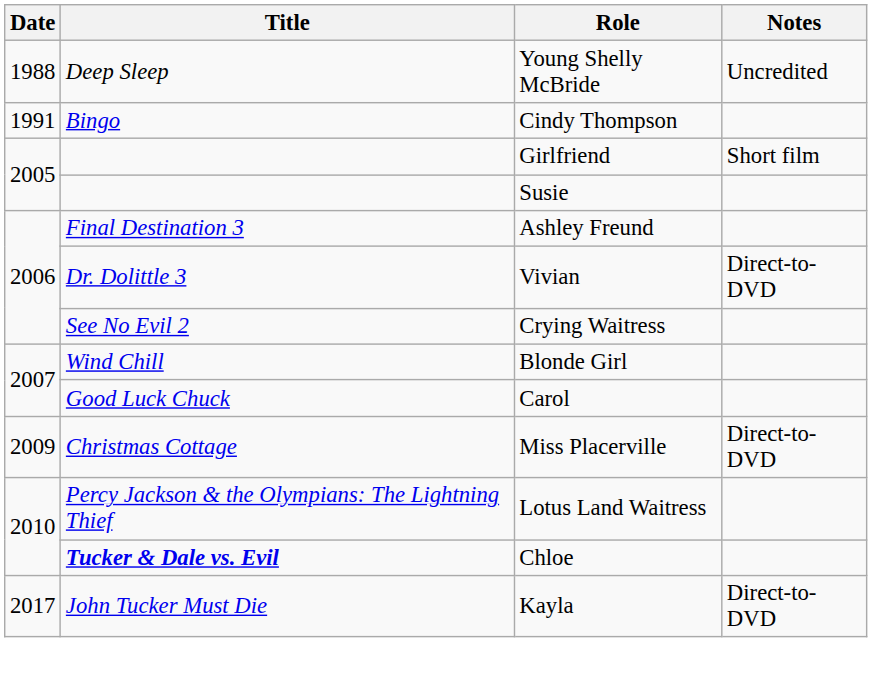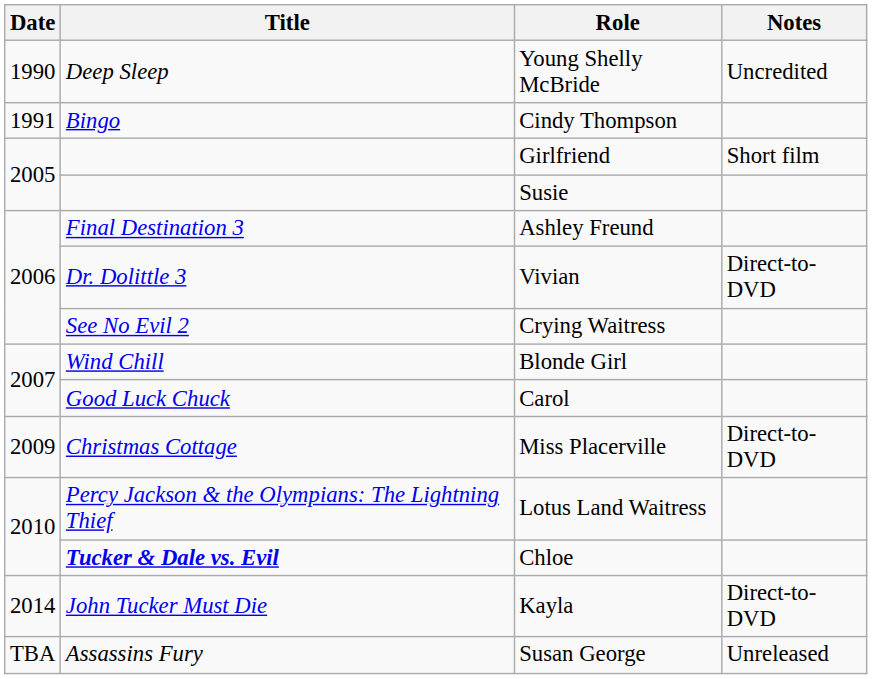(33, 71) 1988 -> (33, 71) 1990
(33, 605) 2017 -> (33, 605) 2014
+ row: (582, 654)
